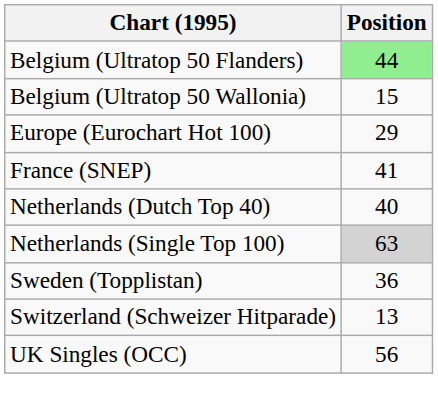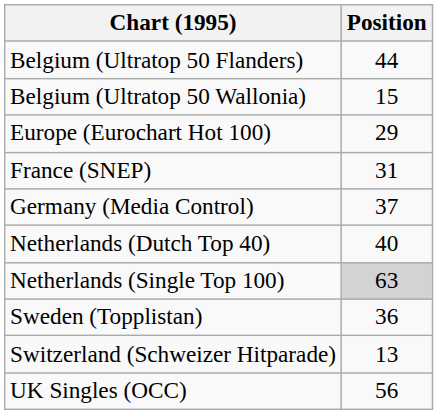(387, 59) lightgreen background -> (387, 59) no background
(387, 170) 41 -> (387, 170) 31
+ row: (132, 206)
